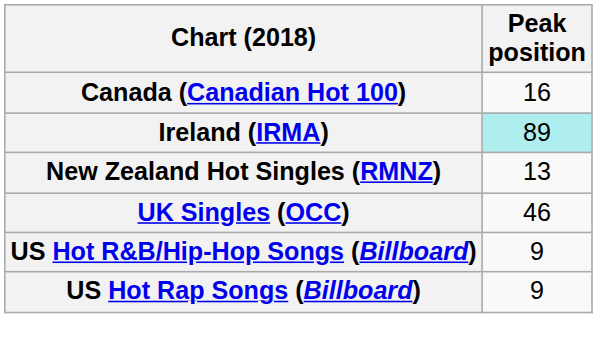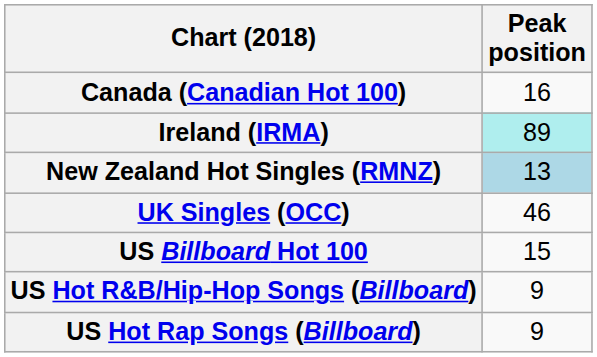(537, 172) no background -> (537, 172) lightblue background
+ row: (244, 251)
